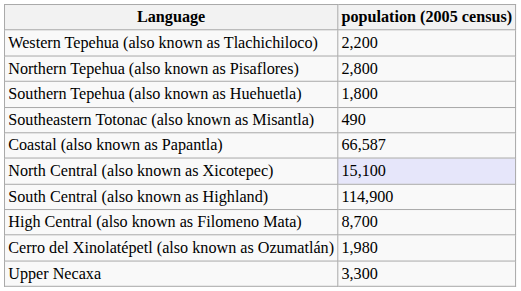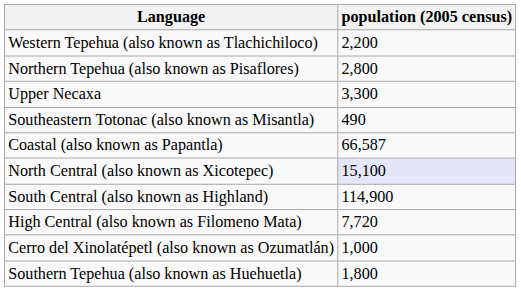rows swapped: (155, 94) <-> (55, 273)
(360, 222) 8,700 -> (360, 222) 7,720
(360, 247) 1,980 -> (360, 247) 1,000
